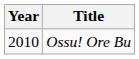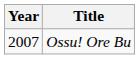(24, 41) 2010 -> (24, 41) 2007
